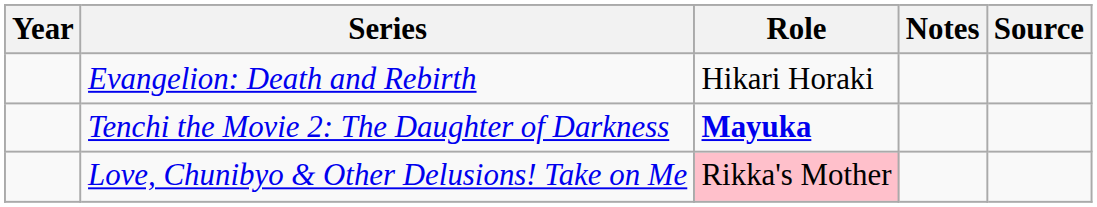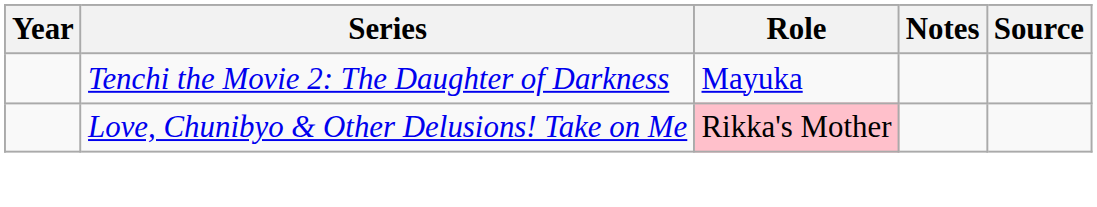- row: (282, 77)
(756, 126) bold -> (752, 77) normal
